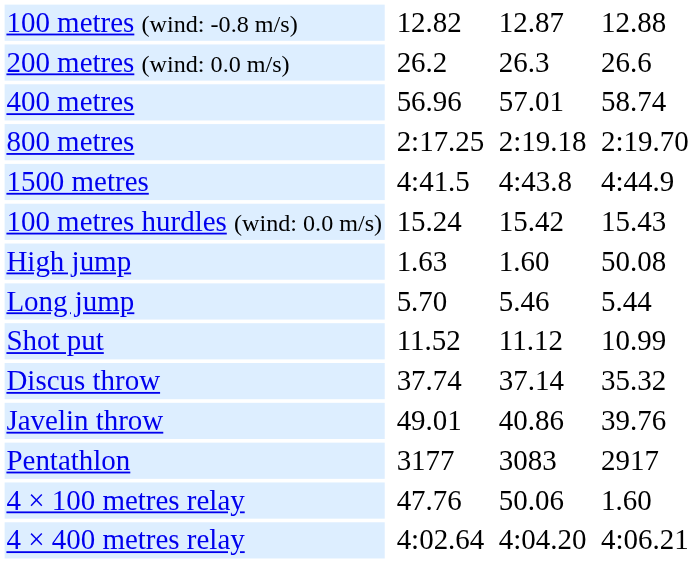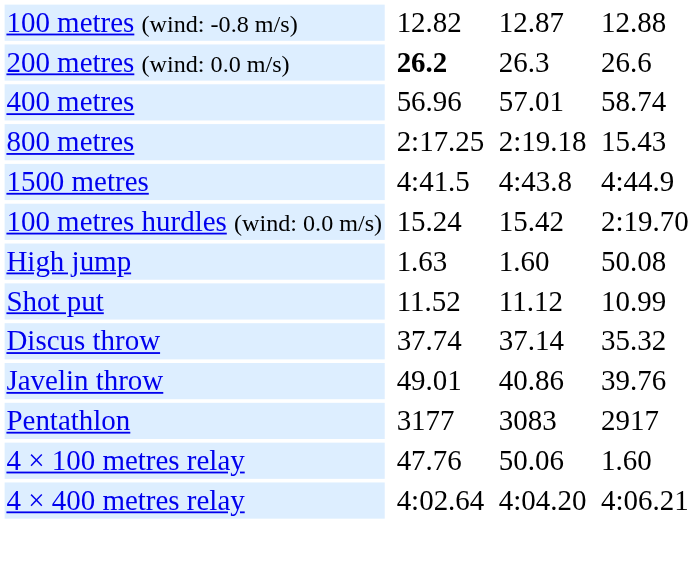(422, 62) normal -> (422, 62) bold
(645, 141) 2:19.70 -> (634, 141) 15.43
(634, 221) 15.43 -> (645, 221) 2:19.70
- row: (70, 301)
